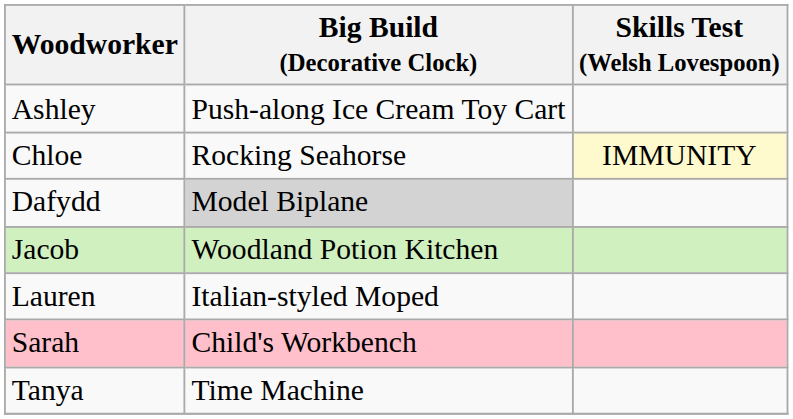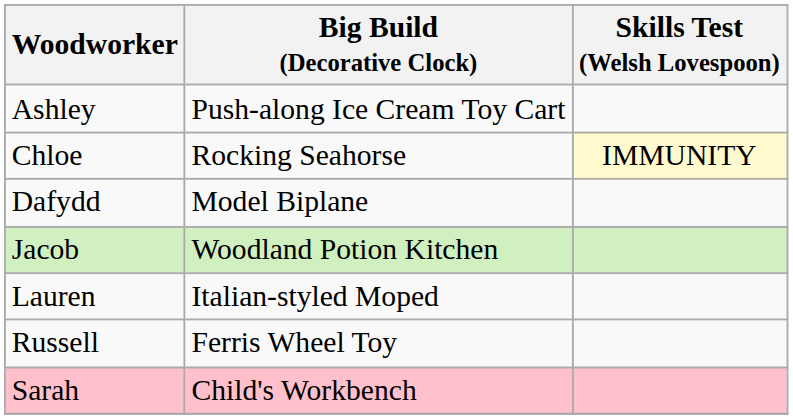(280, 202) lightgrey background -> (280, 202) no background
+ row: (55, 342)
- row: (48, 389)
